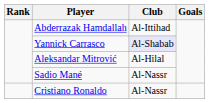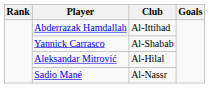(152, 43) lavender background -> (152, 43) no background
- row: (71, 91)
